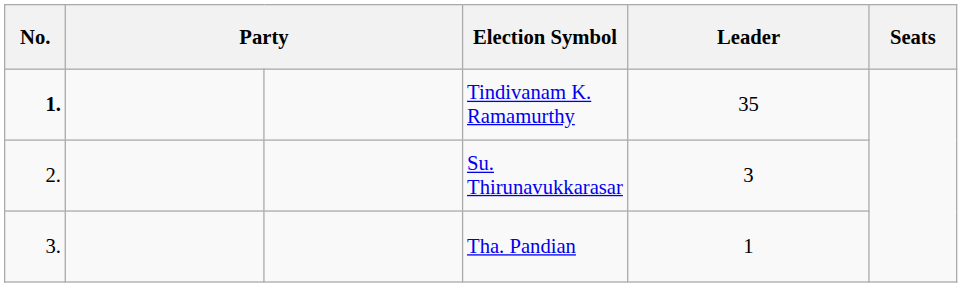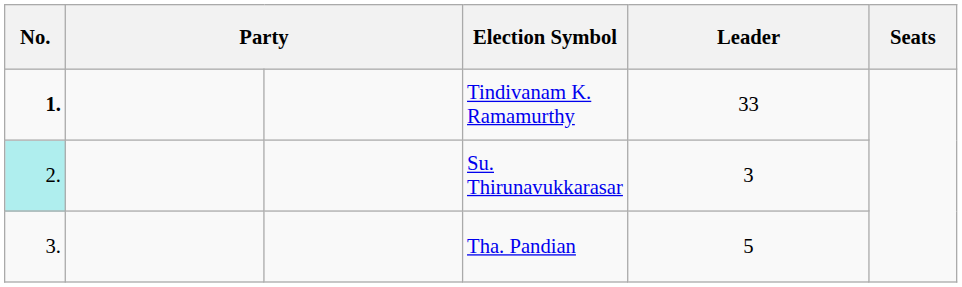(749, 104) 35 -> (749, 104) 33
(53, 175) no background -> (53, 175) paleturquoise background
(749, 246) 1 -> (749, 246) 5
